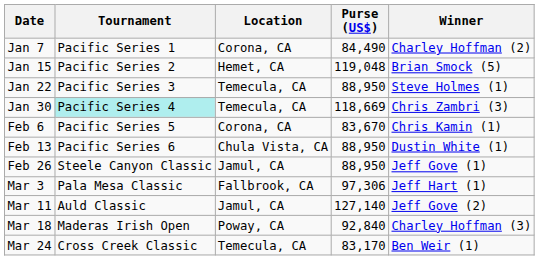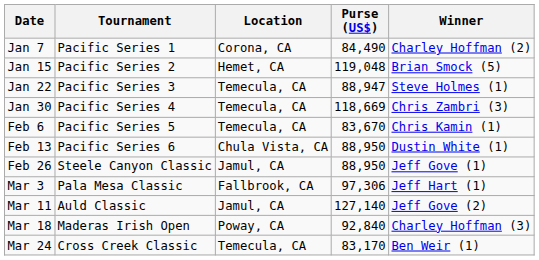(364, 88) 88,950 -> (364, 88) 88,947
(116, 108) paleturquoise background -> (116, 108) no background
(255, 127) Corona, CA -> (262, 127) Temecula, CA
